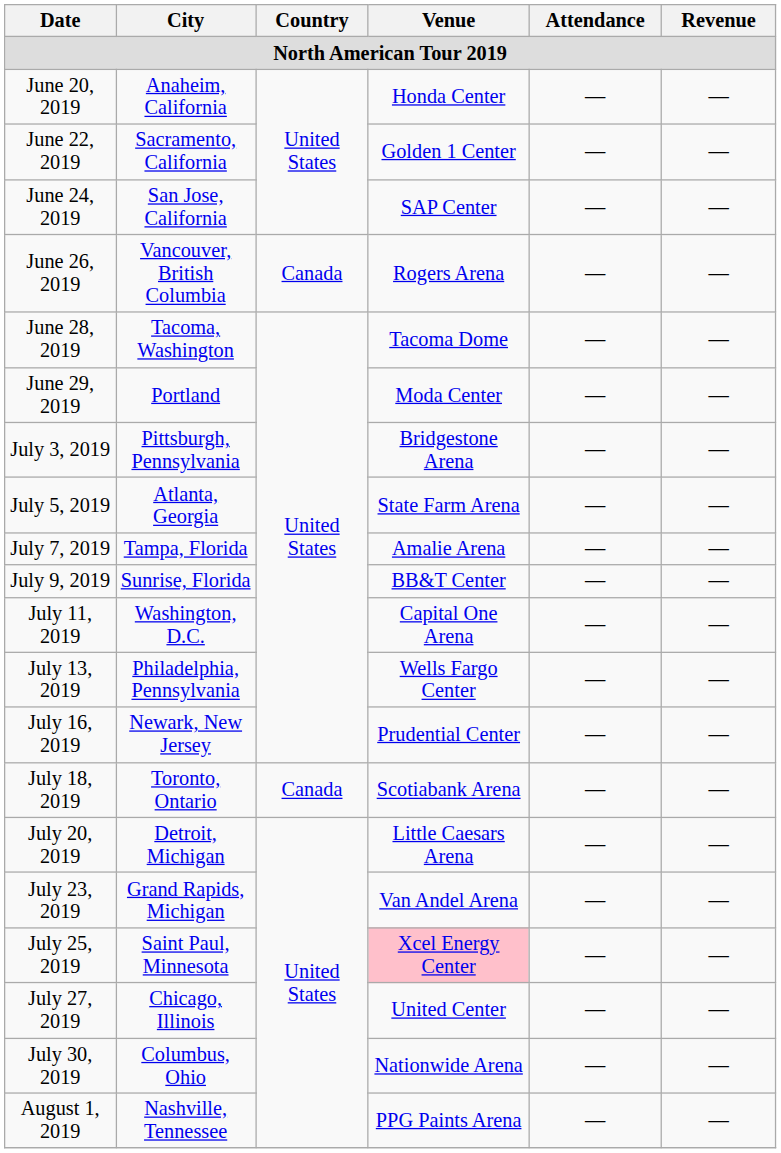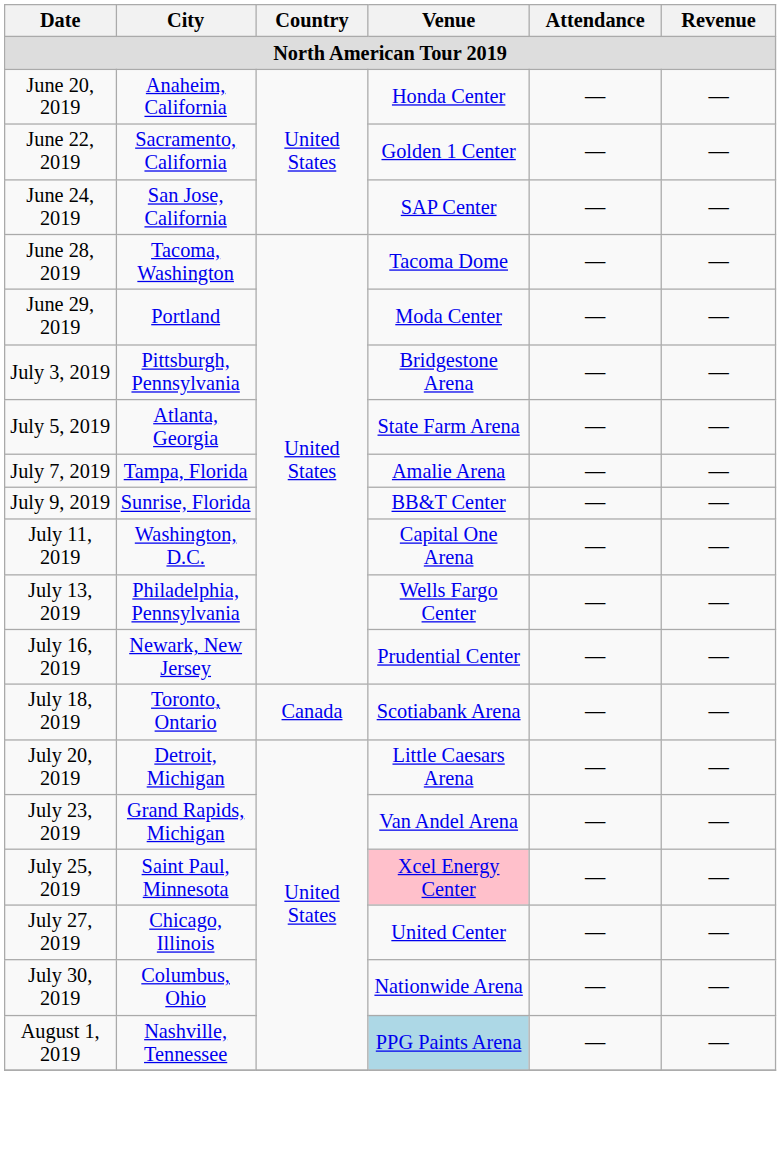- row: (60, 273)
(449, 1120) no background -> (449, 1042) lightblue background
